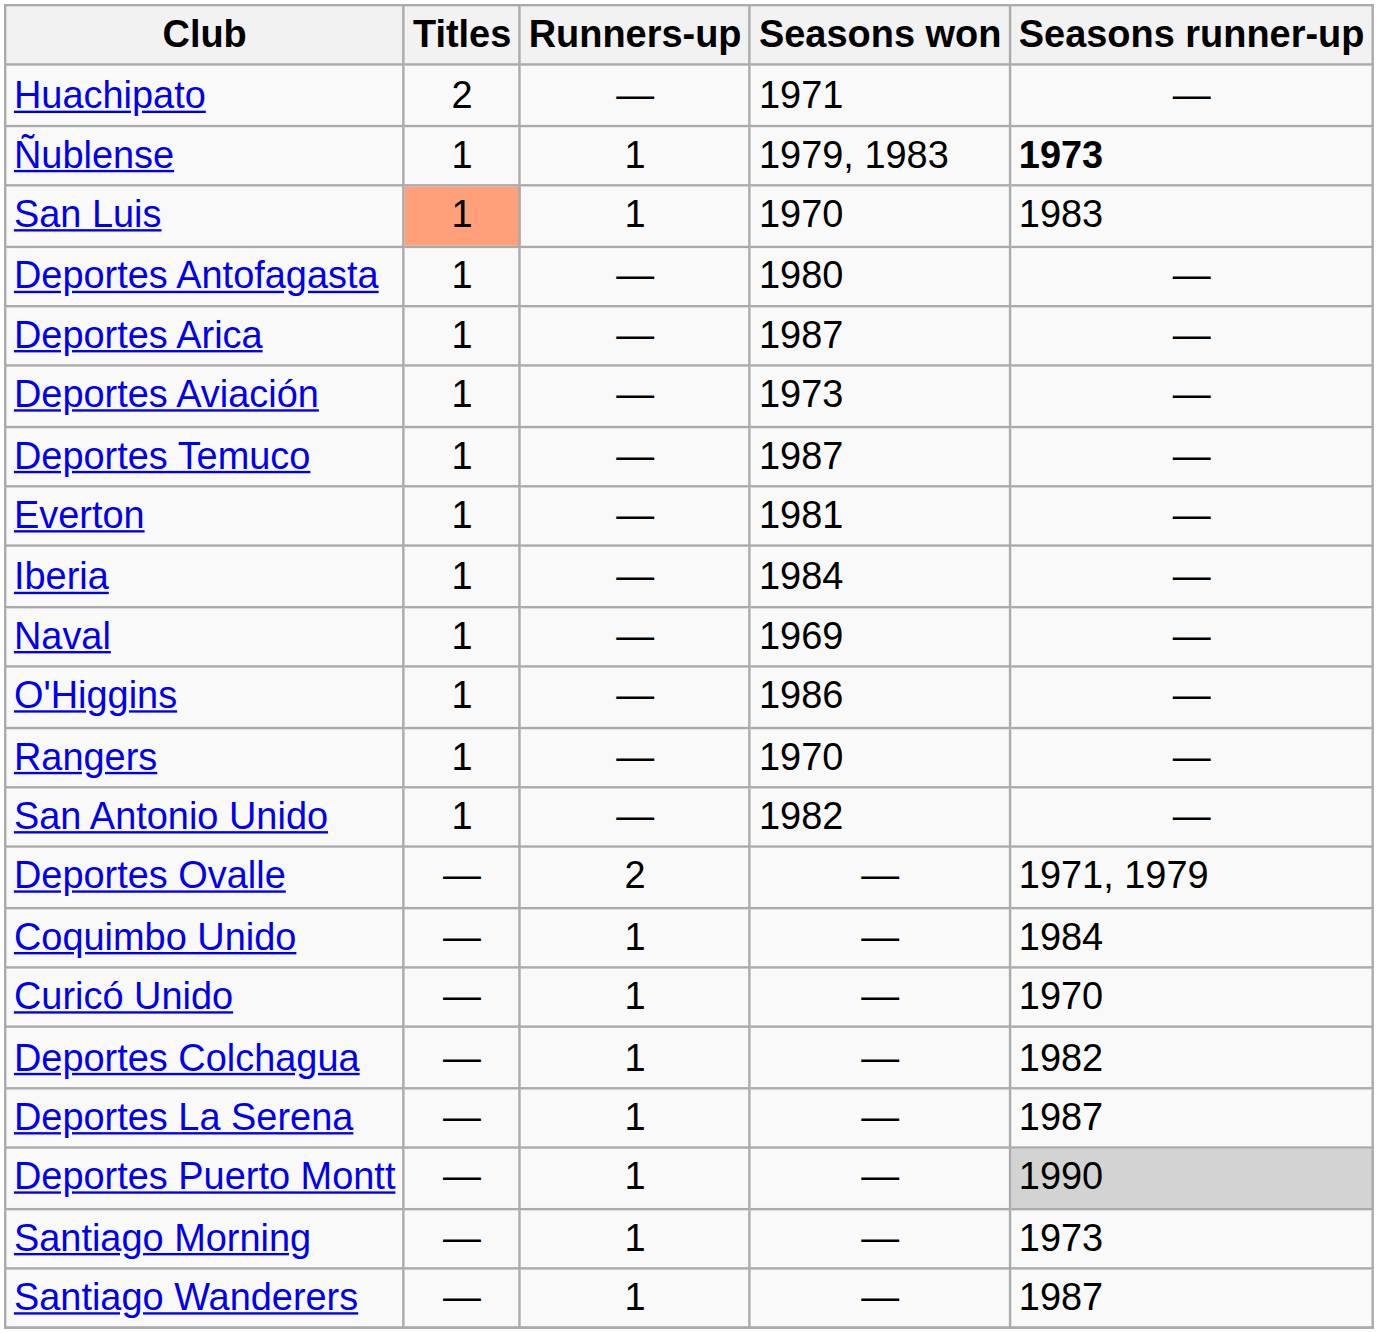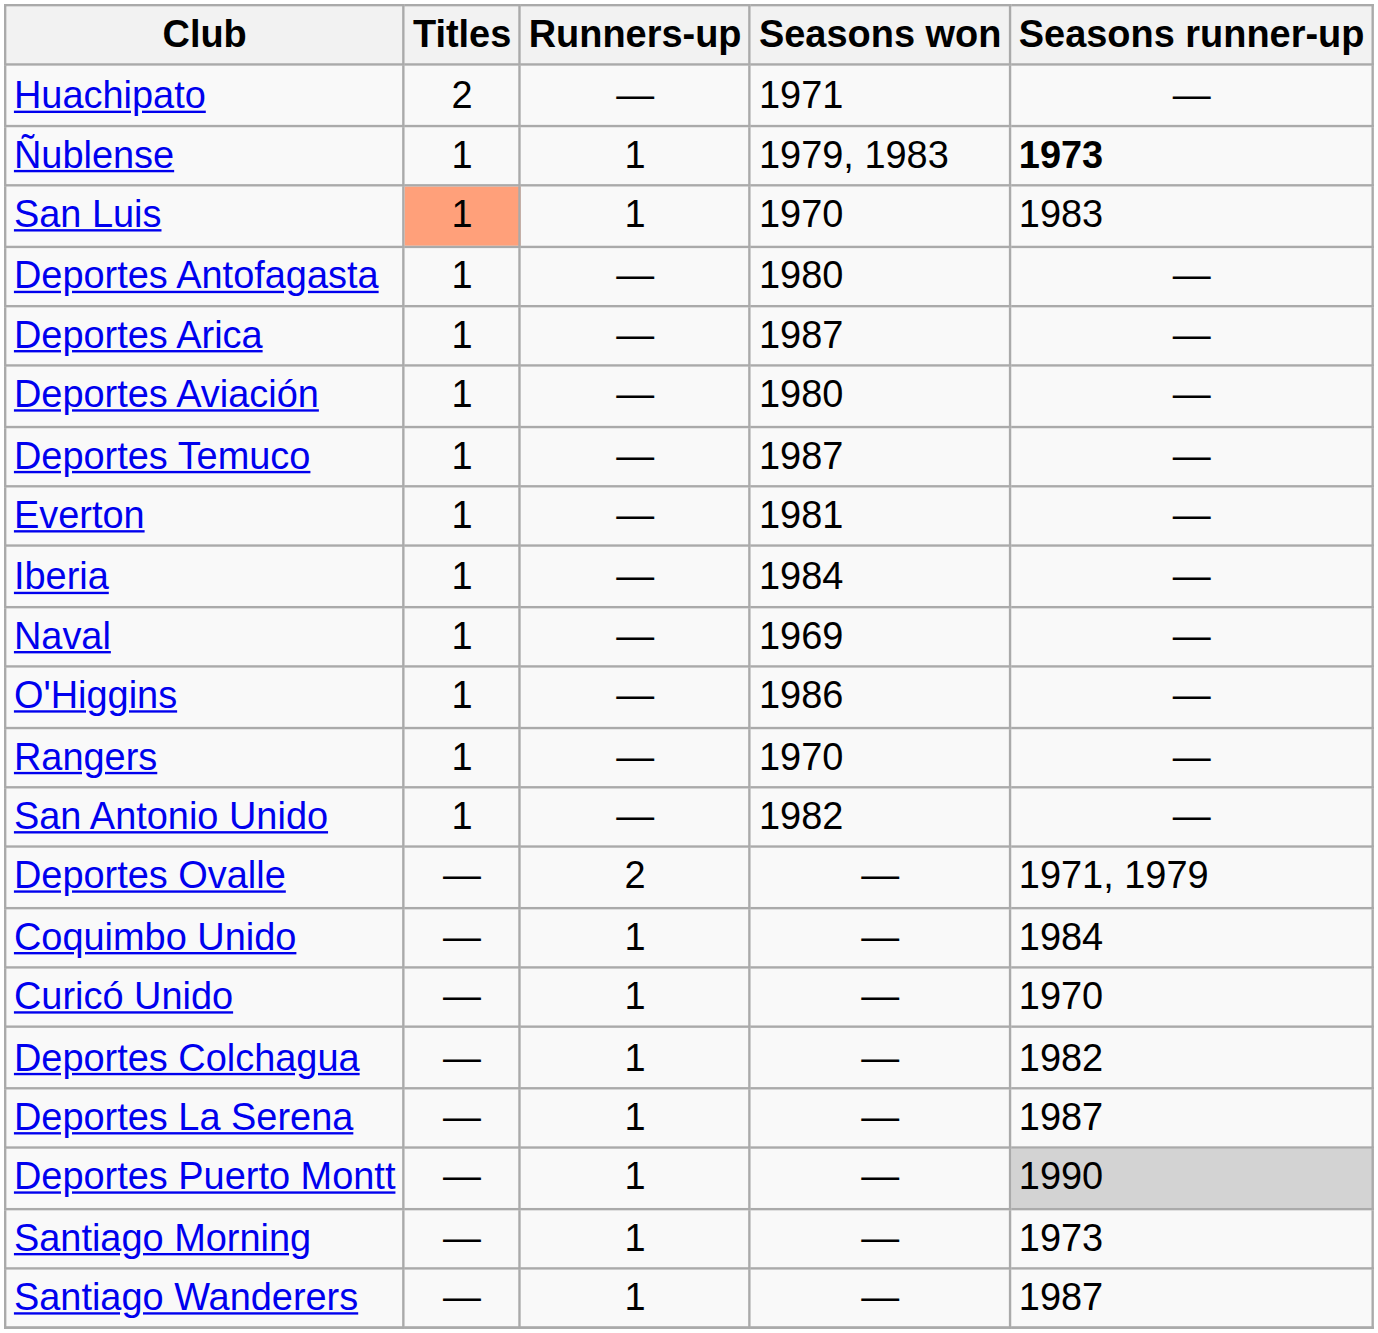(801, 395) 1973 -> (801, 395) 1980
